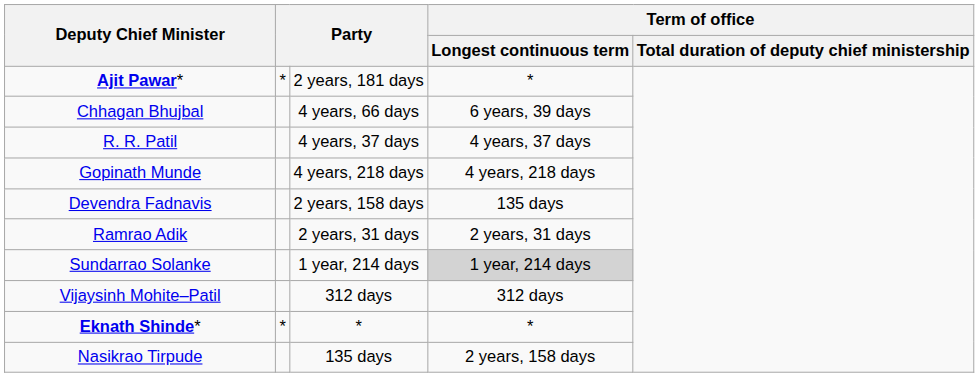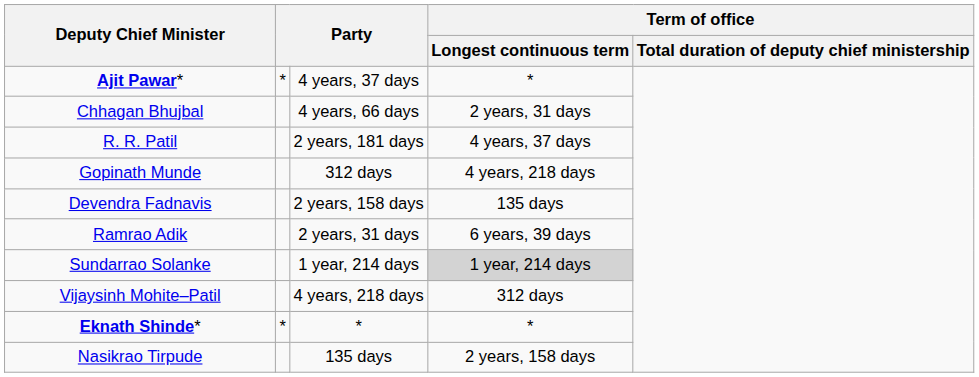(359, 80) 2 years, 181 days -> (359, 80) 4 years, 37 days
(530, 111) 6 years, 39 days -> (530, 111) 2 years, 31 days
(359, 142) 4 years, 37 days -> (359, 142) 2 years, 181 days
(359, 173) 4 years, 218 days -> (359, 173) 312 days
(530, 234) 2 years, 31 days -> (530, 234) 6 years, 39 days
(359, 295) 312 days -> (359, 295) 4 years, 218 days
